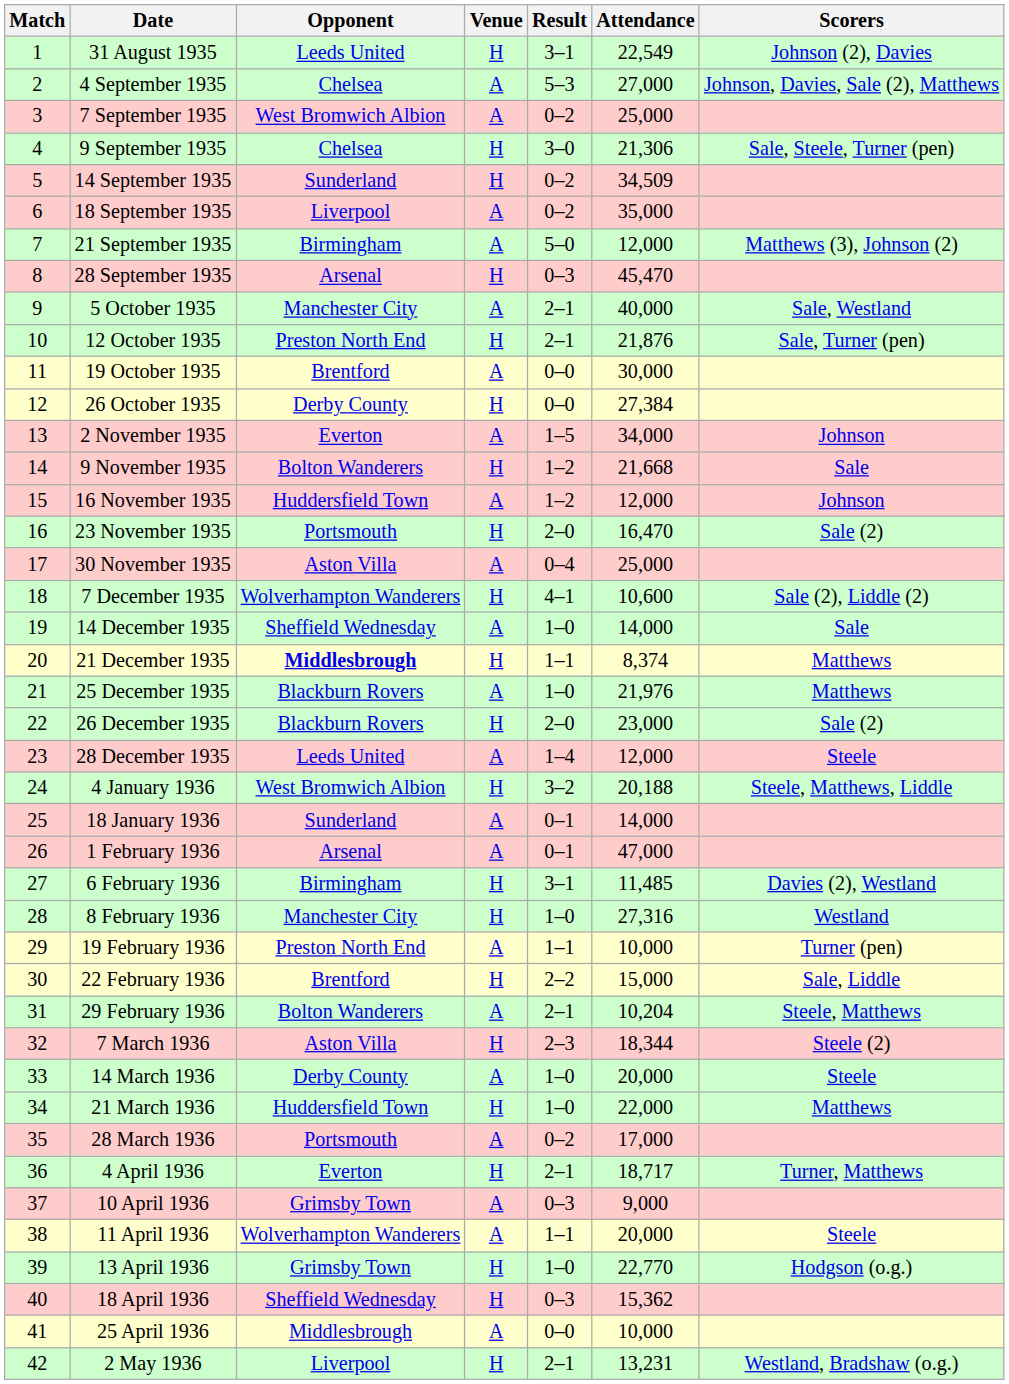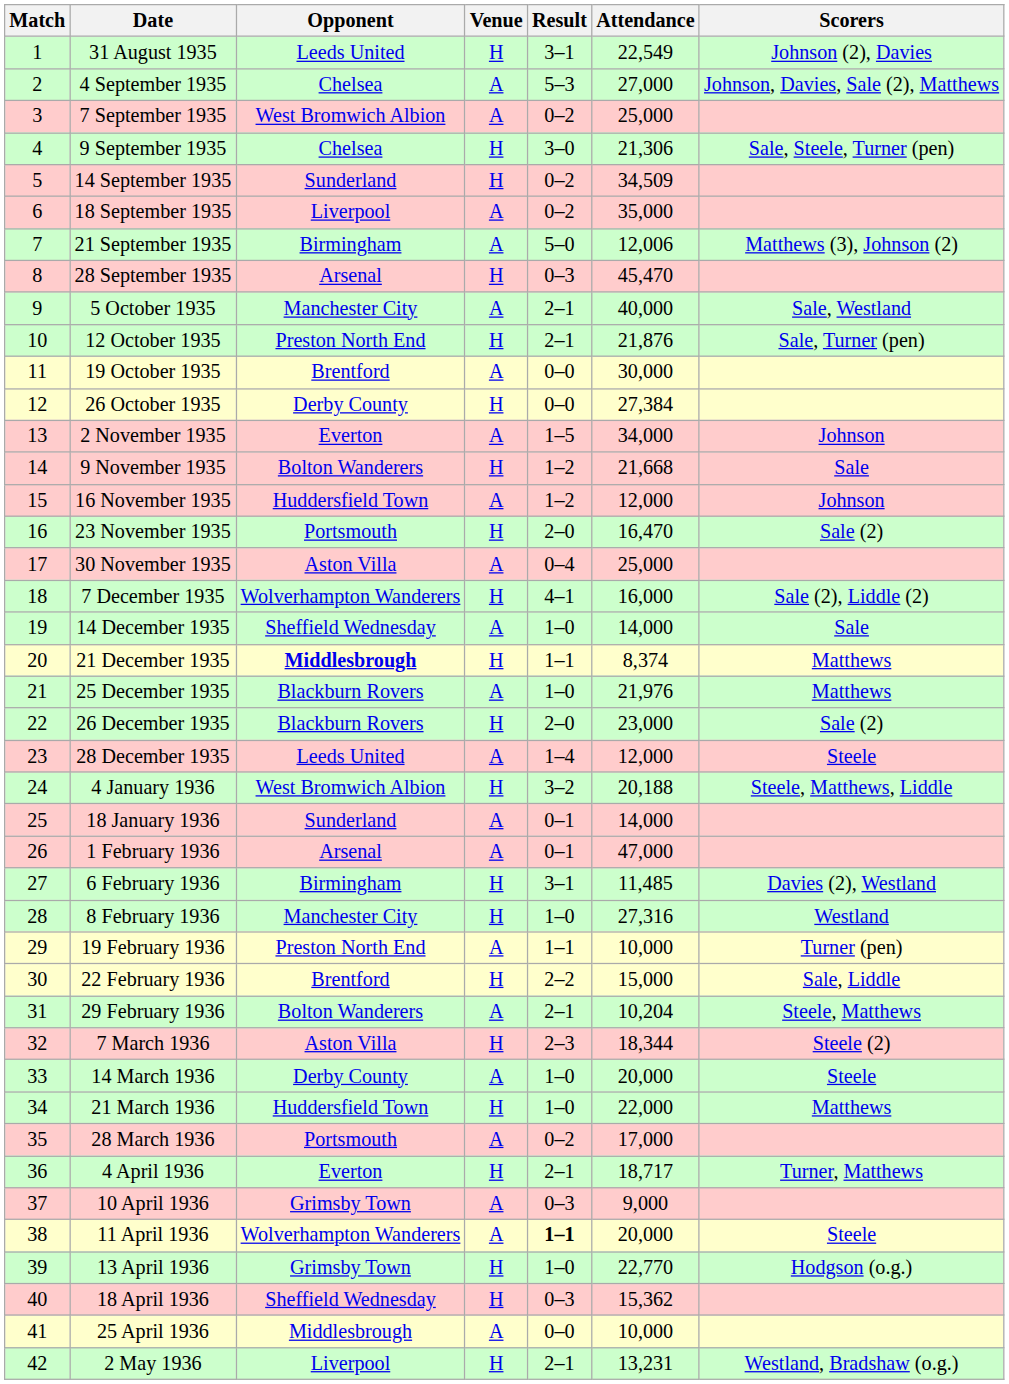(645, 244) 12,000 -> (645, 244) 12,006
(645, 595) 10,600 -> (645, 595) 16,000
(559, 1235) normal -> (559, 1235) bold
